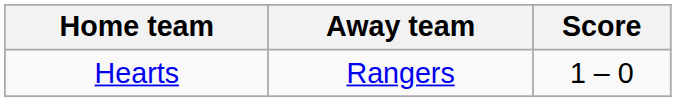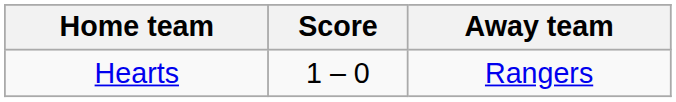columns swapped: (602, 27) <-> (401, 27)
